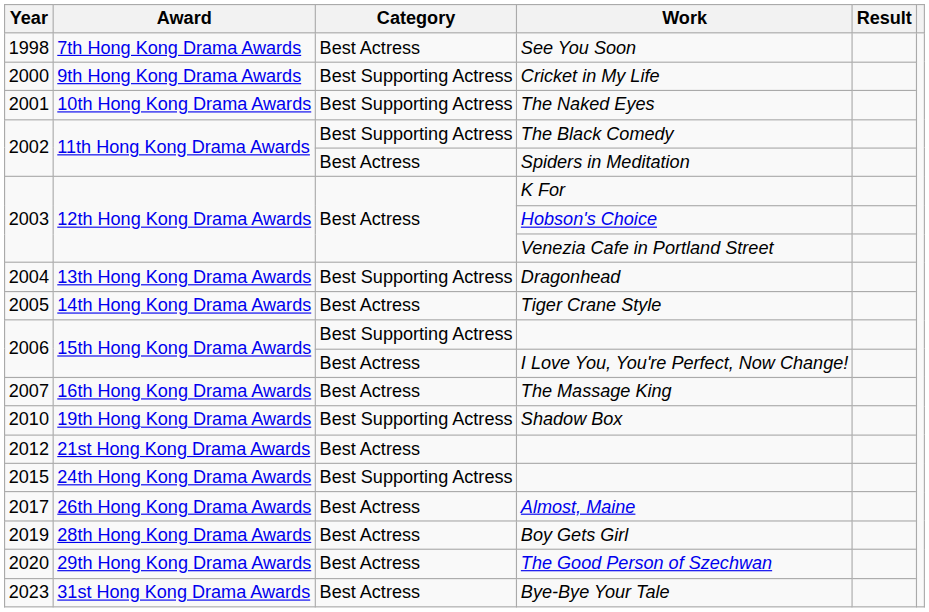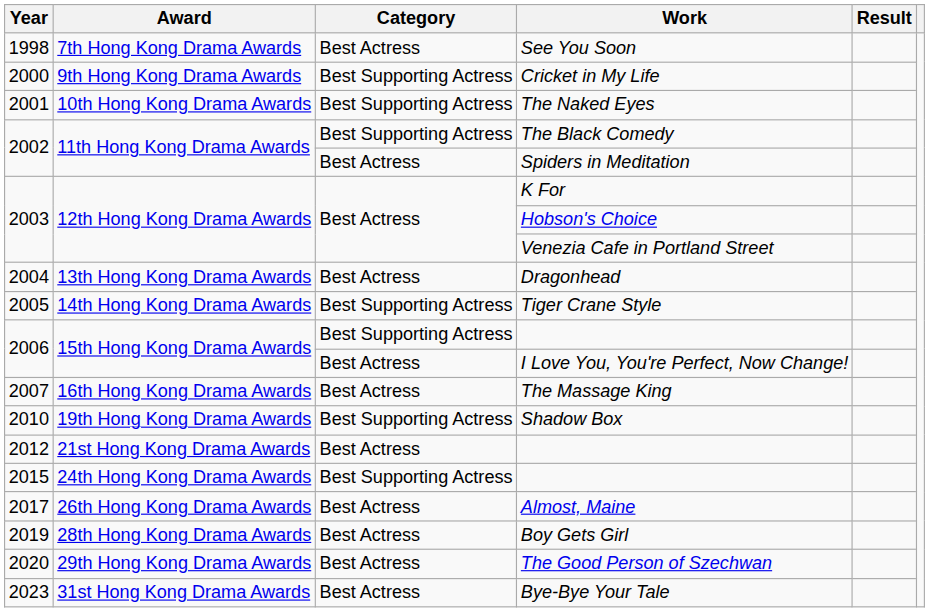(416, 276) Best Supporting Actress -> (370, 276) Best Actress
(370, 305) Best Actress -> (416, 305) Best Supporting Actress
